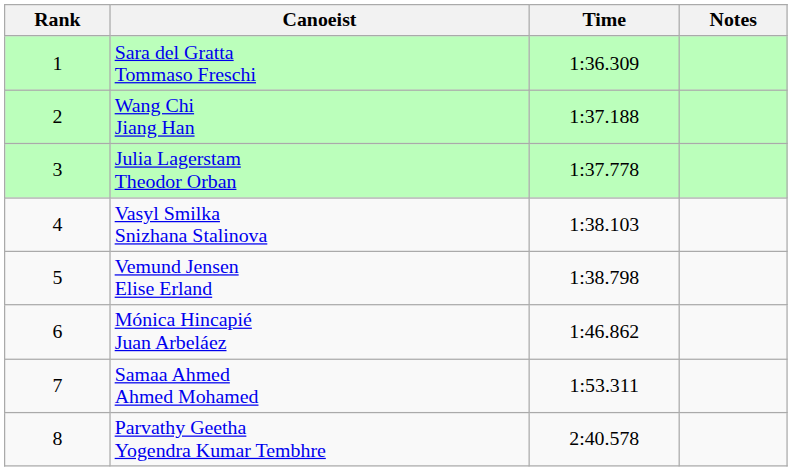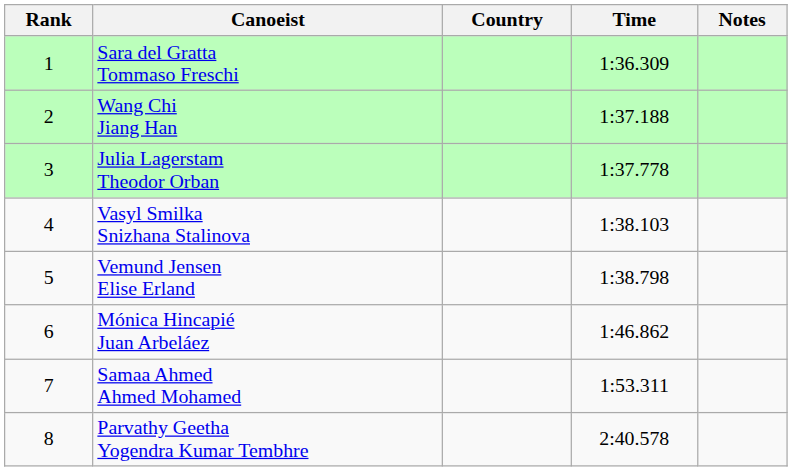+ column: (507, 20)
